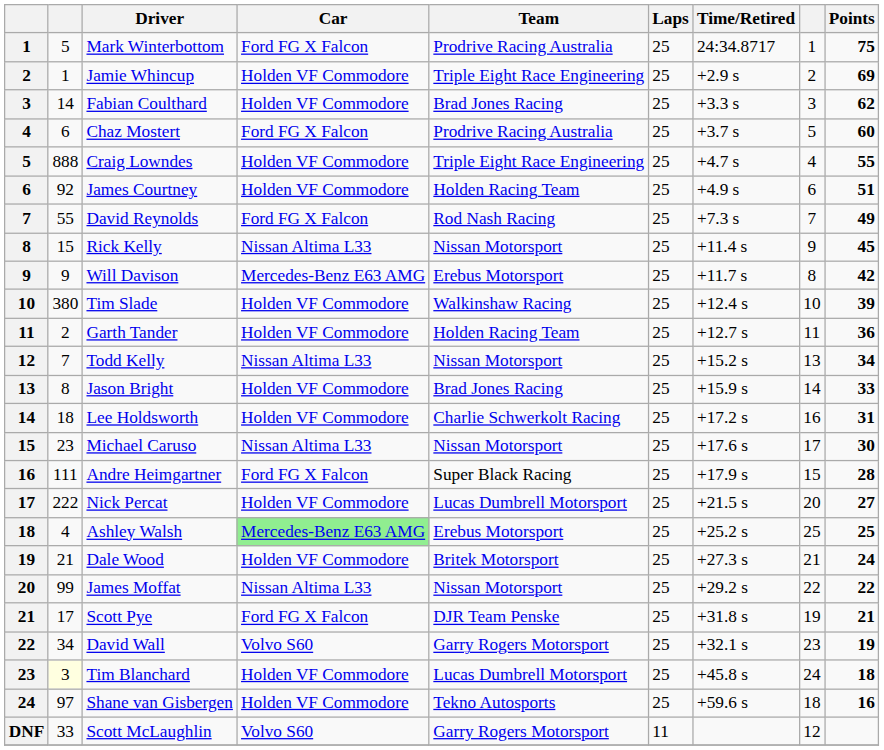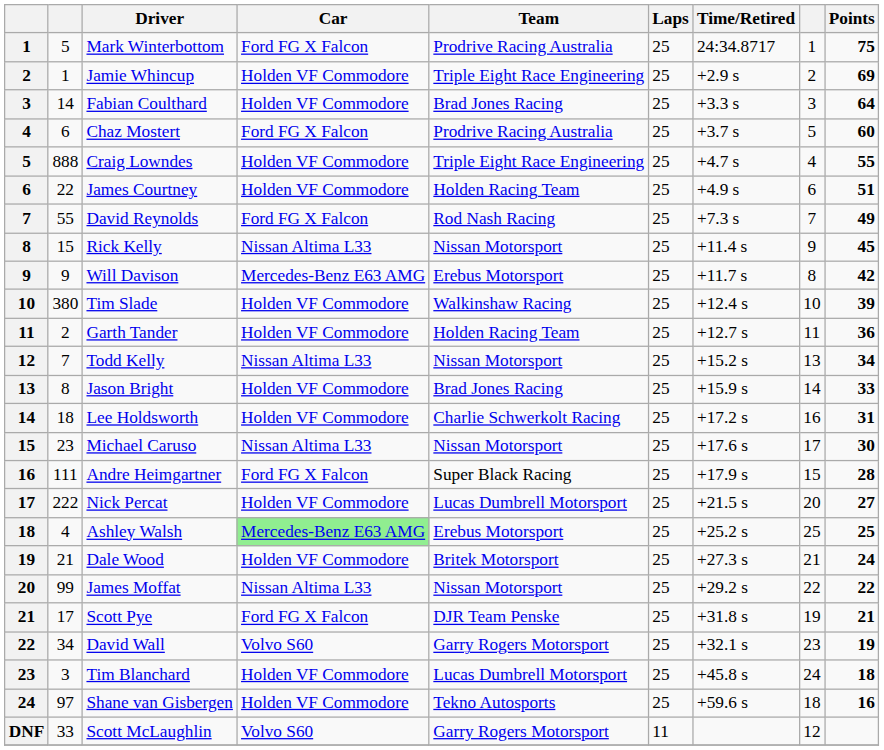(866, 103) 62 -> (866, 103) 64
(65, 189) 92 -> (65, 189) 22
(65, 673) lightyellow background -> (65, 673) no background
